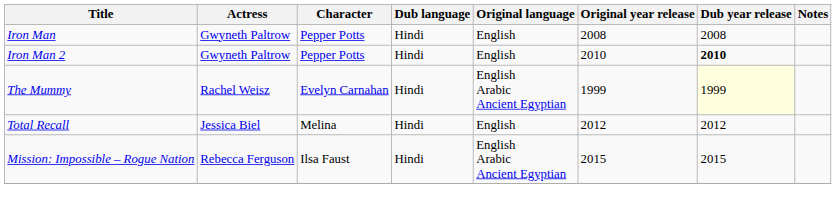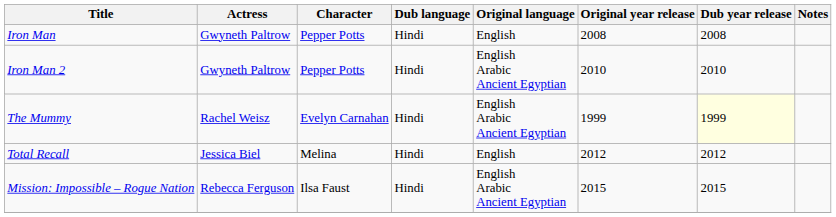(496, 55) English -> (521, 69) English Arabic Ancient Egyptian
(713, 55) bold -> (713, 69) normal
